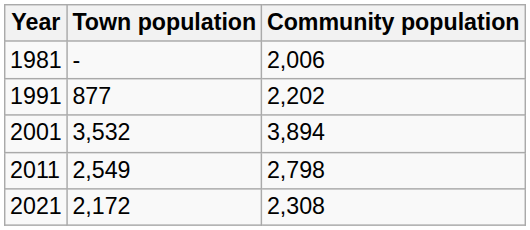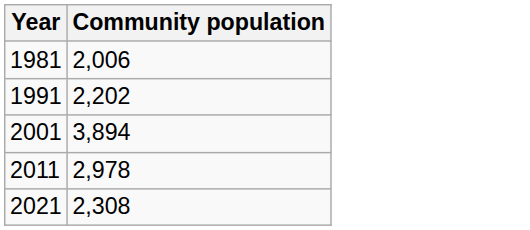- column: (164, 22)
(296, 170) 2,798 -> (101, 170) 2,978
